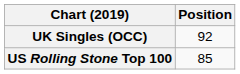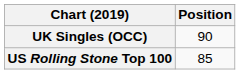(205, 36) 92 -> (205, 36) 90
